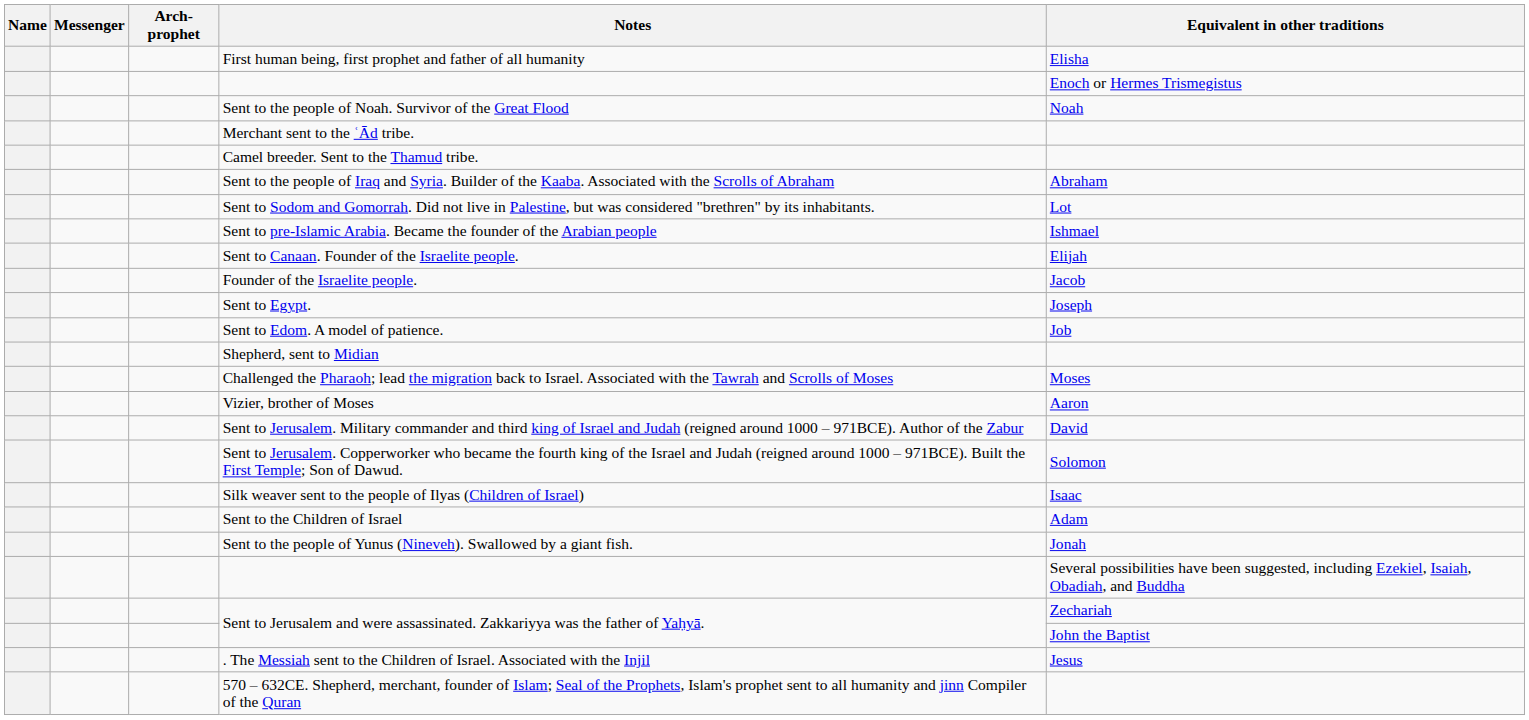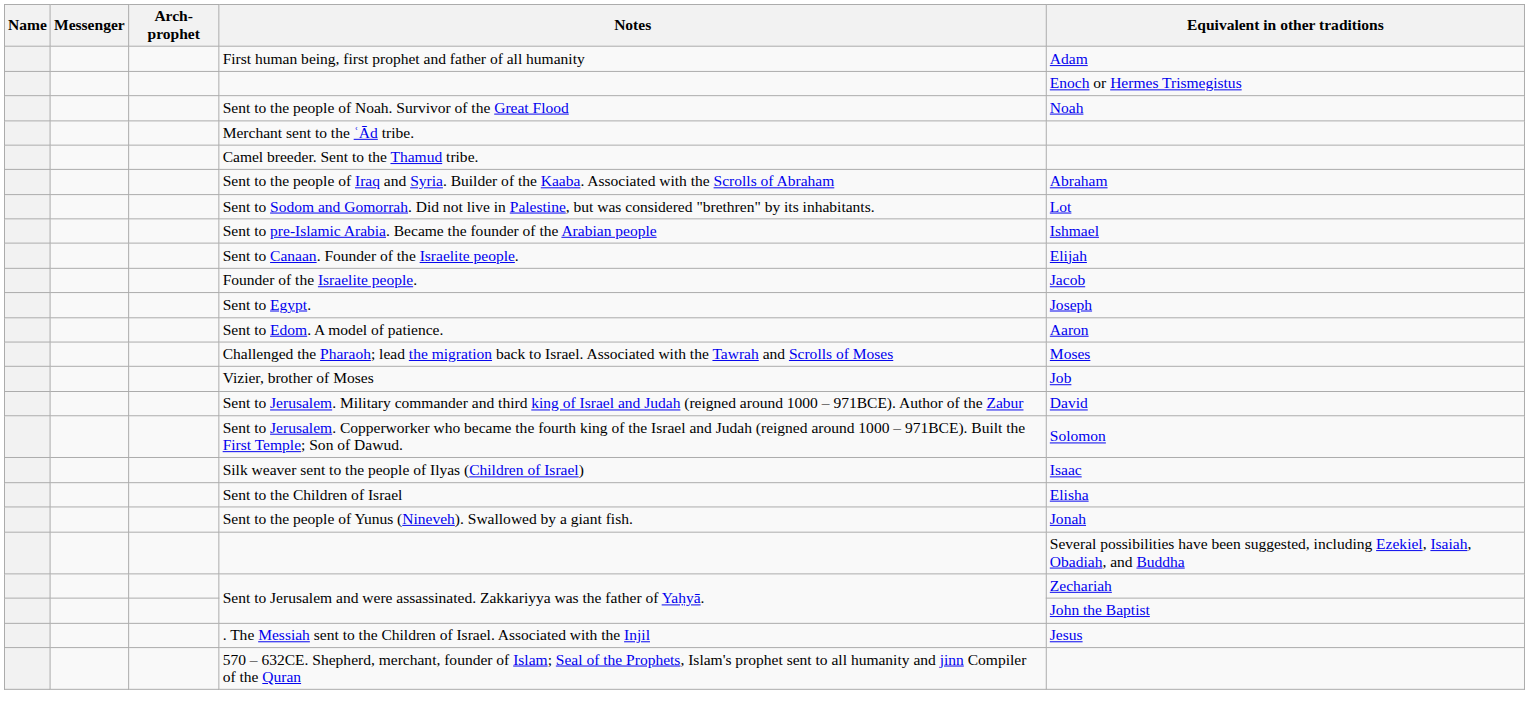(1069, 58) Elisha -> (1069, 58) Adam
(1061, 329) Job -> (1069, 329) Aaron
- row: (27, 354)
(1069, 403) Aaron -> (1061, 378) Job
(1069, 519) Adam -> (1069, 494) Elisha
